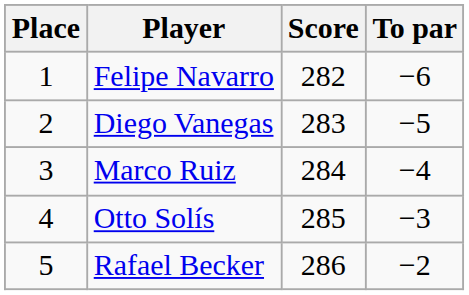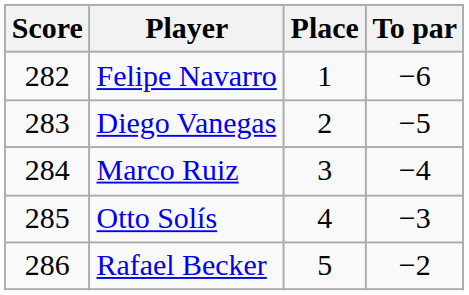columns swapped: (46, 28) <-> (323, 28)
